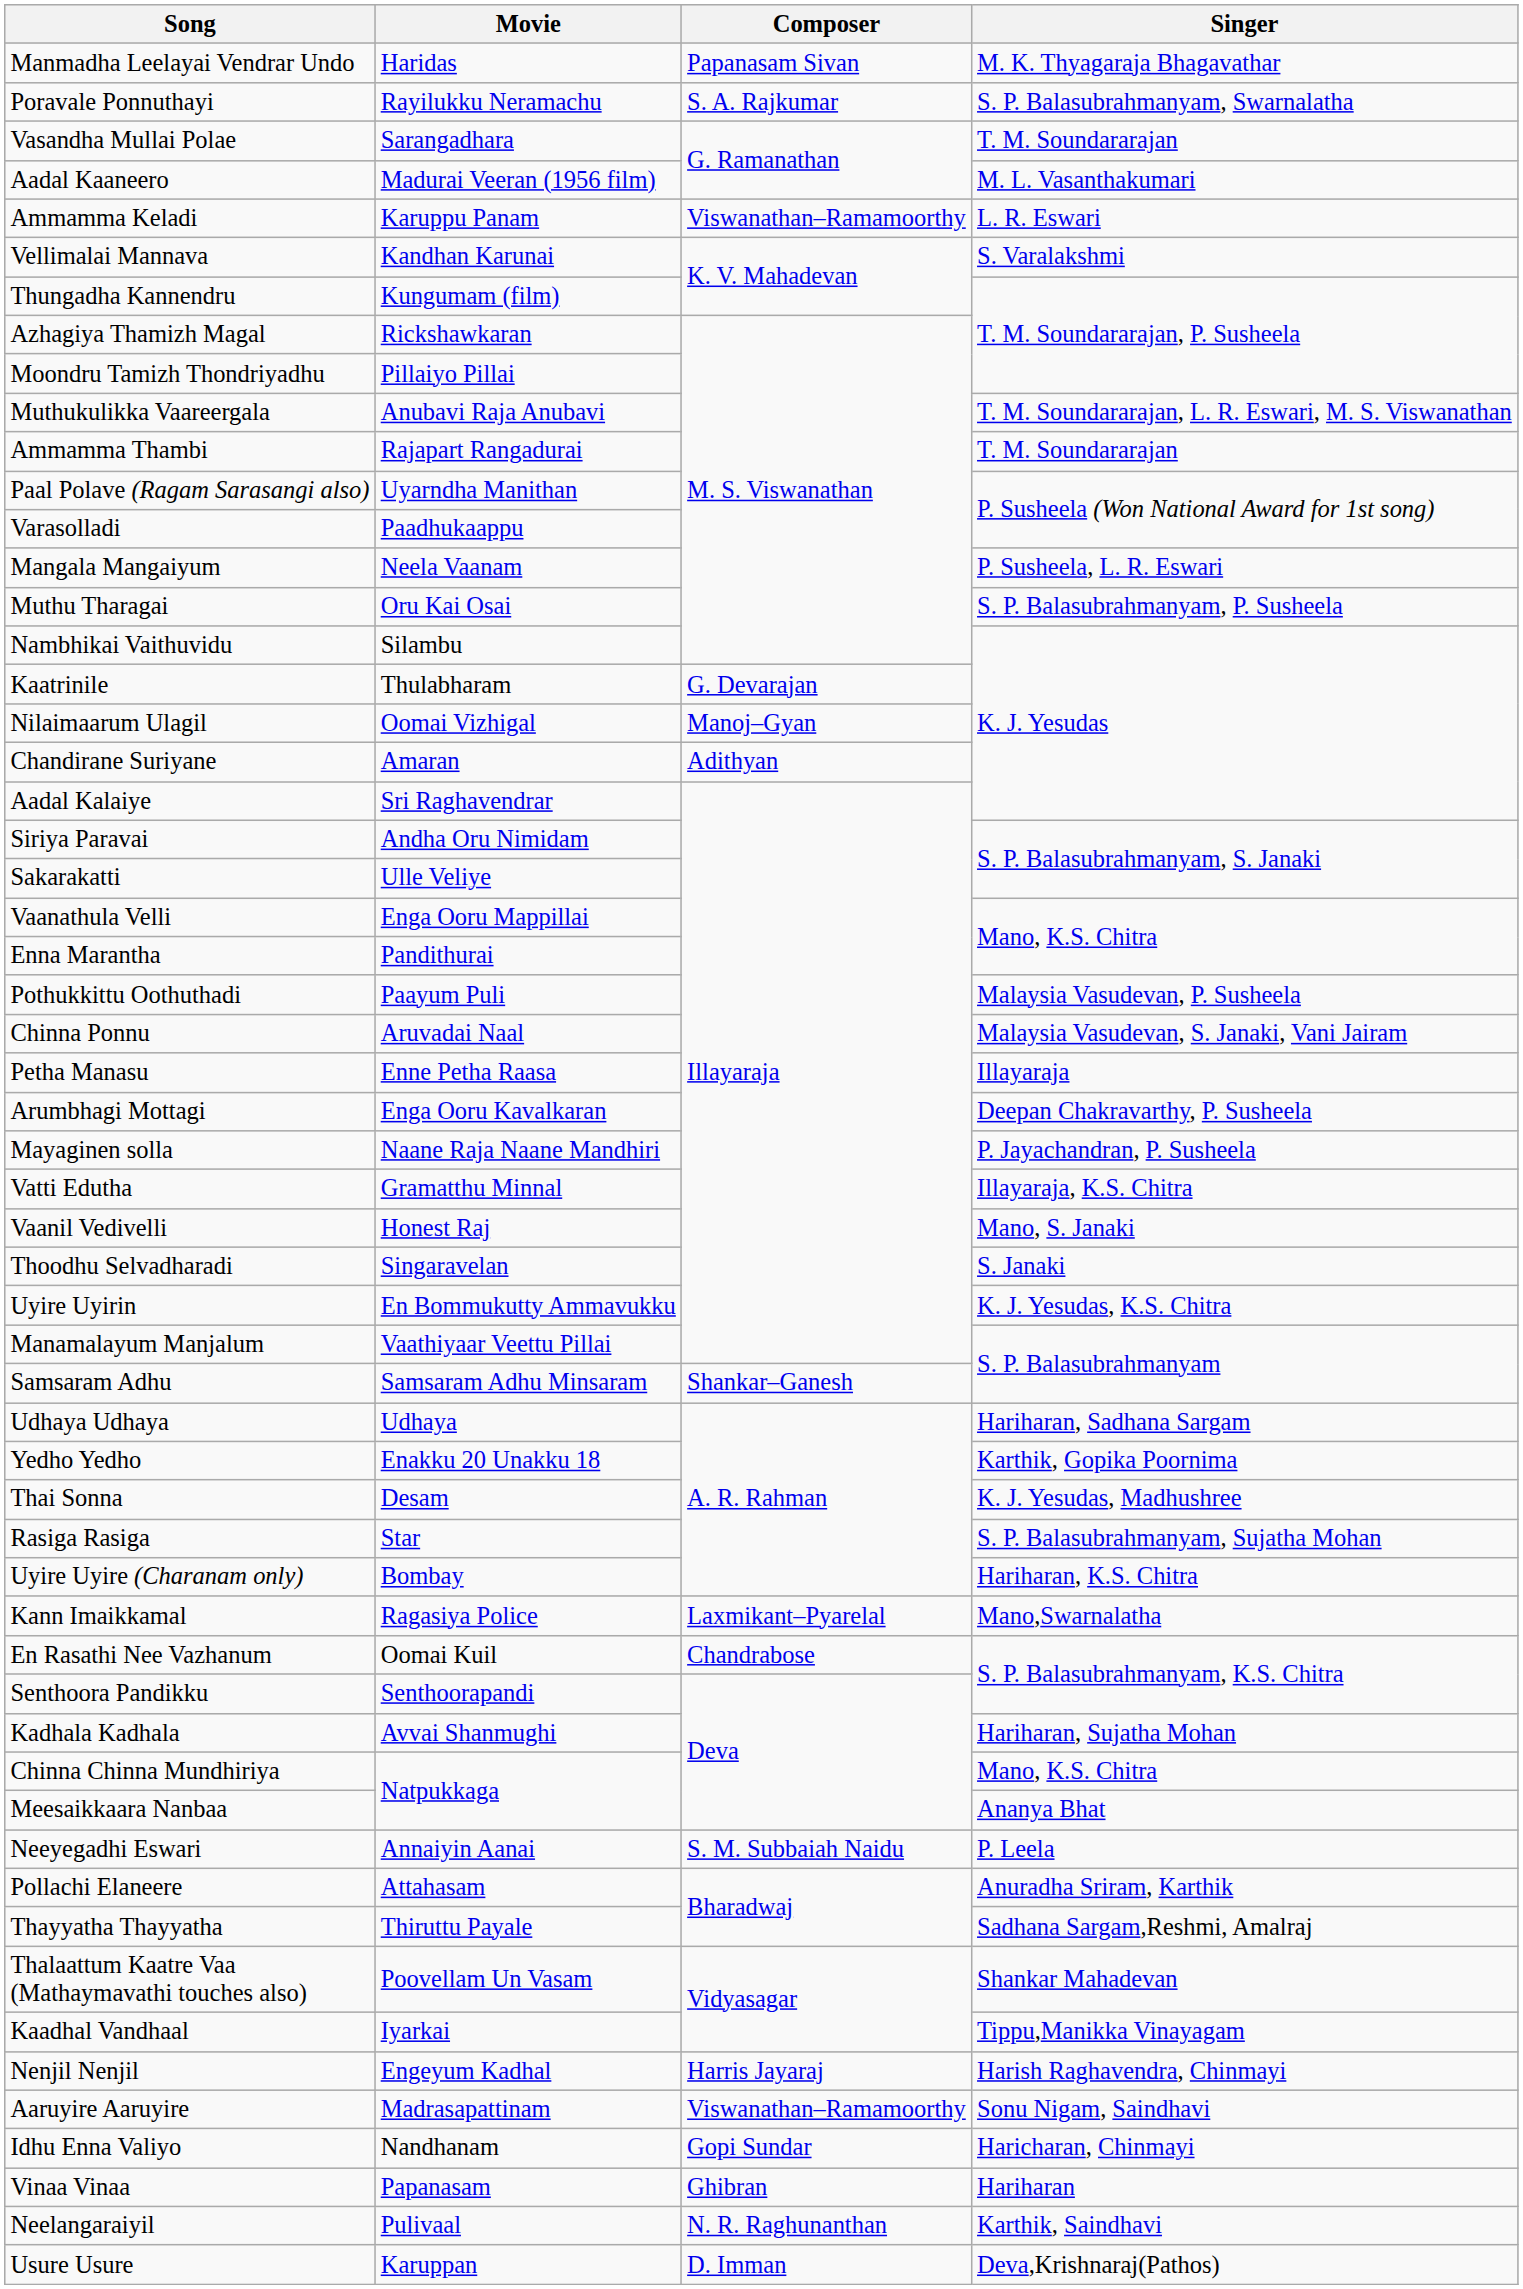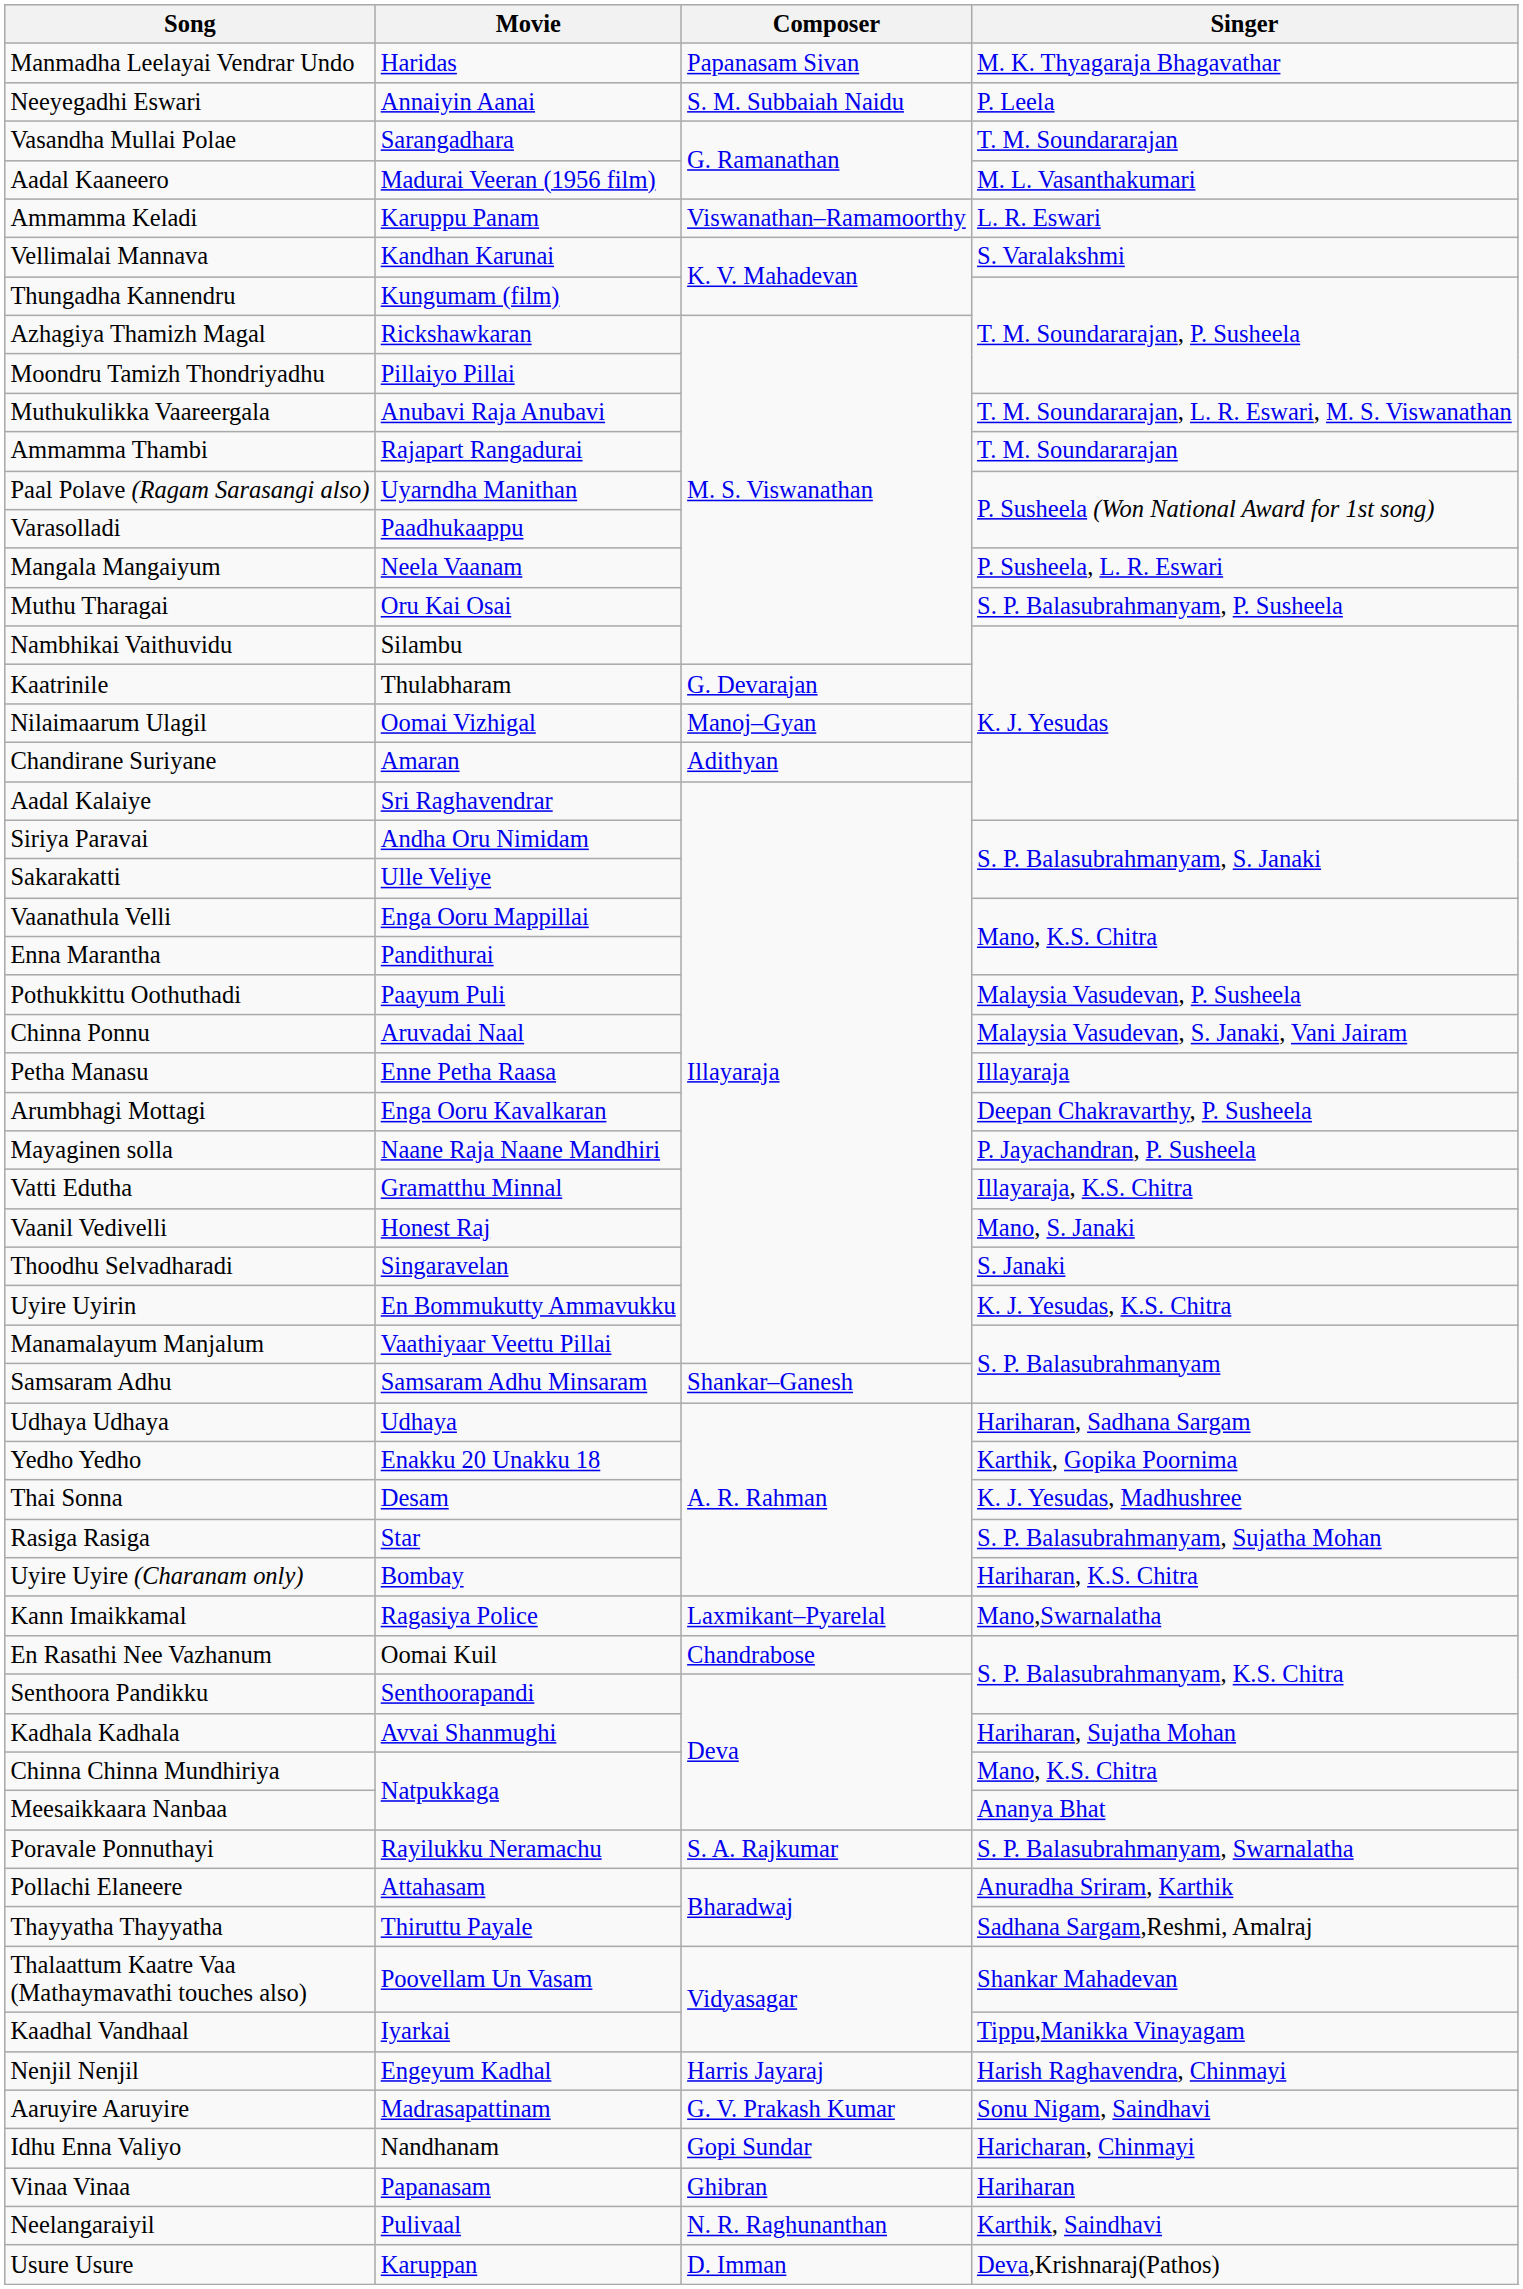rows swapped: (106, 1848) <-> (112, 101)
(826, 2109) Viswanathan–Ramamoorthy -> (791, 2109) G. V. Prakash Kumar
